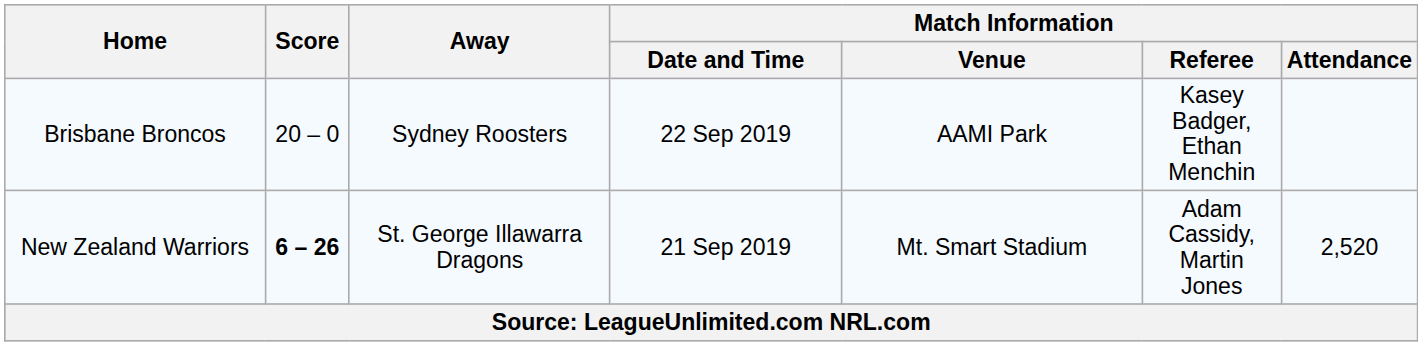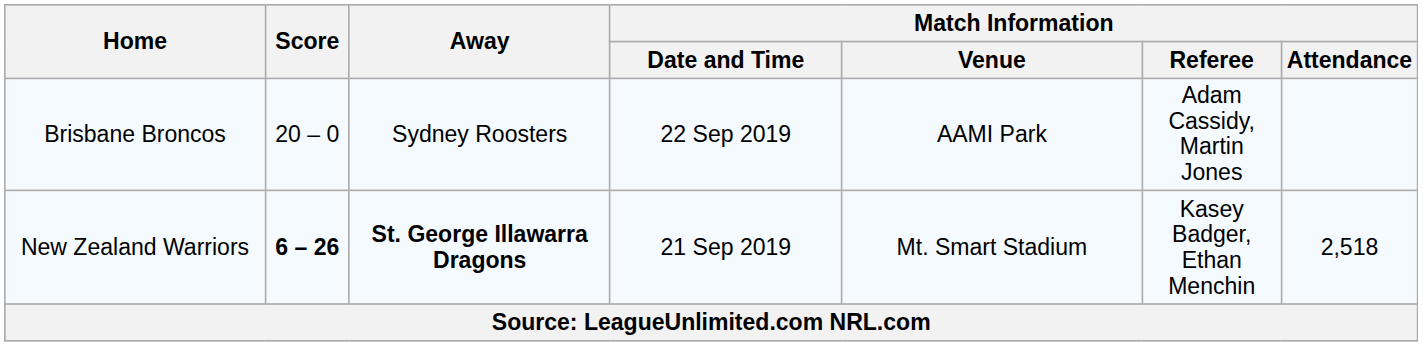(1212, 135) Kasey Badger, Ethan Menchin -> (1212, 135) Adam Cassidy, Martin Jones
(480, 248) normal -> (480, 248) bold
(1212, 248) Adam Cassidy, Martin Jones -> (1212, 248) Kasey Badger, Ethan Menchin
(1349, 248) 2,520 -> (1349, 248) 2,518
